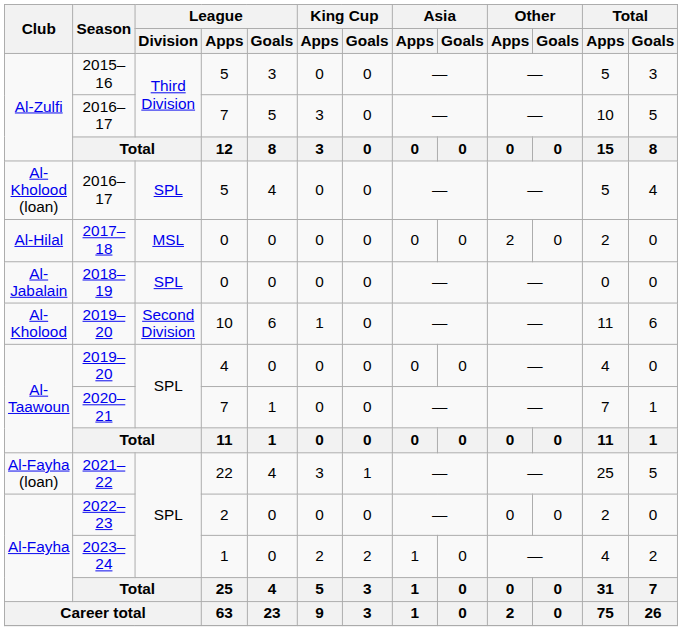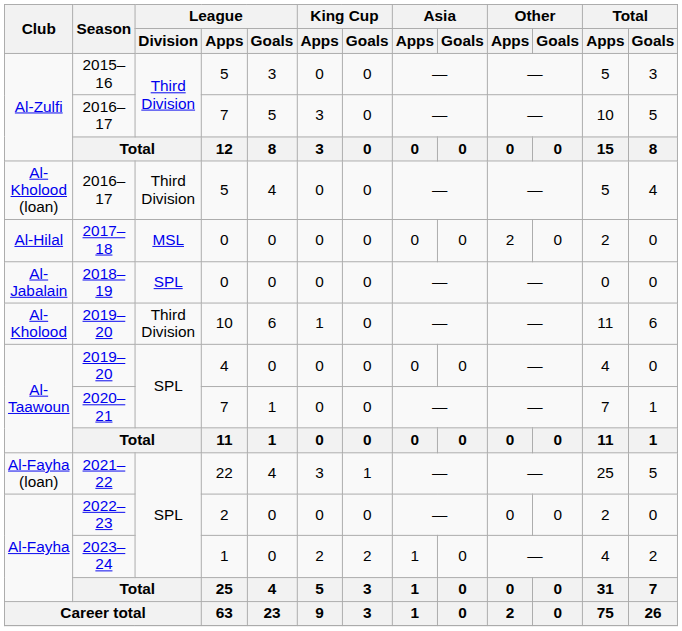(168, 190) SPL -> (168, 190) Third Division
(168, 323) Second Division -> (168, 323) Third Division
